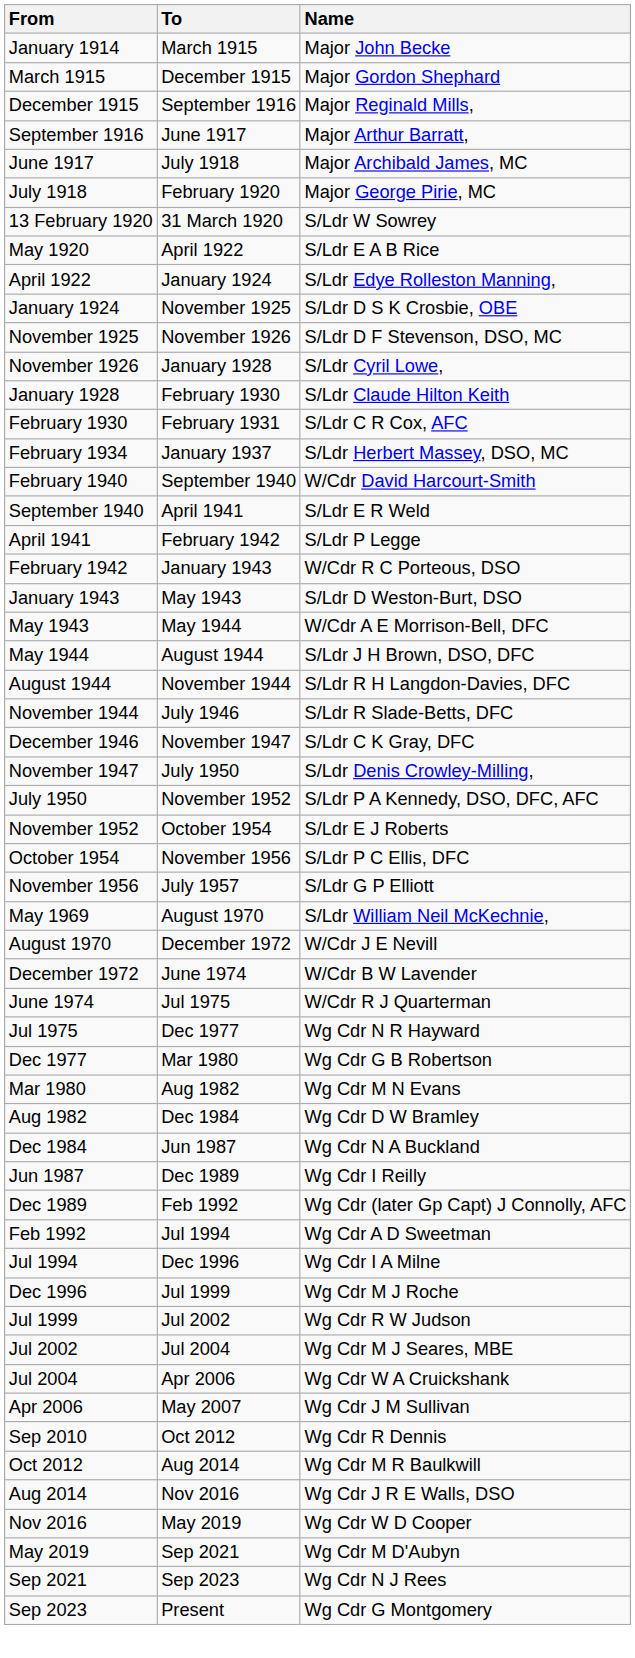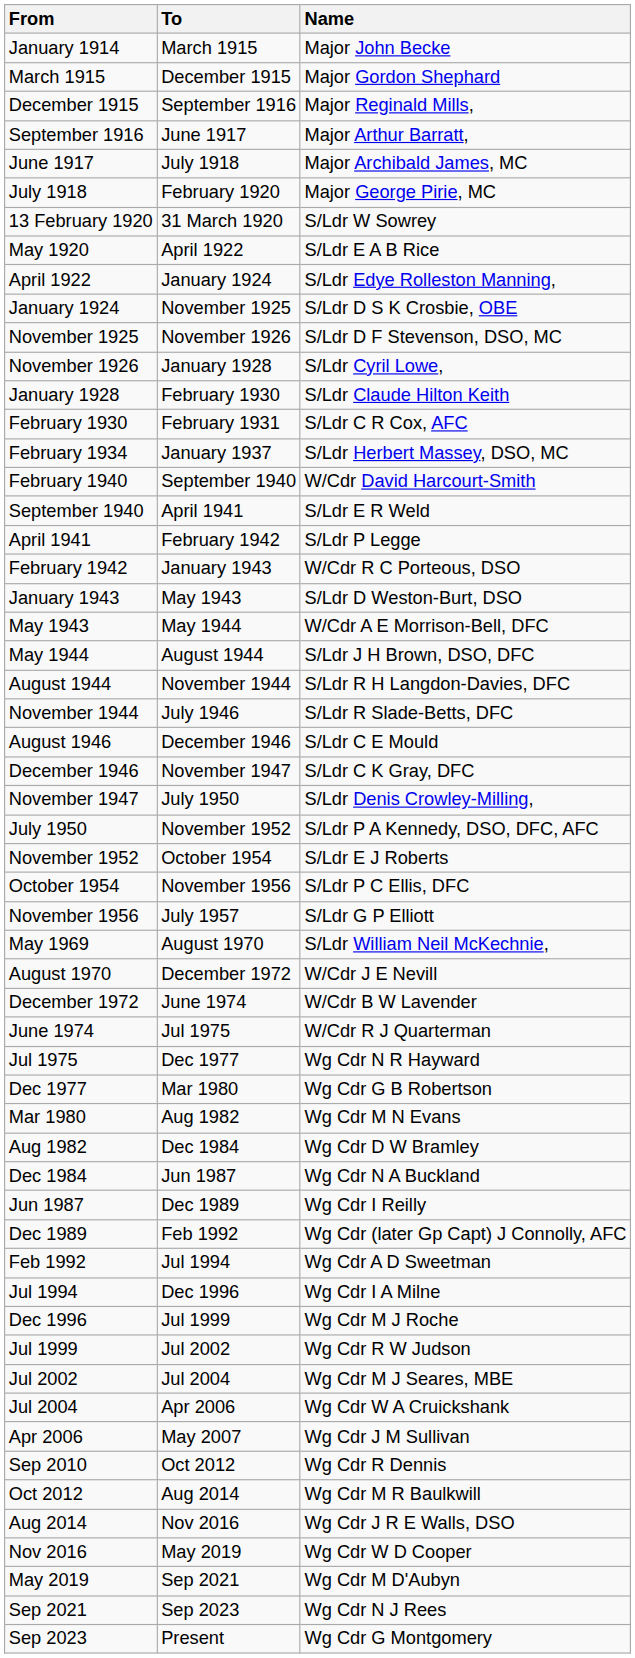+ row: (60, 742)
